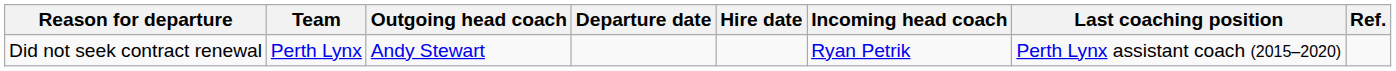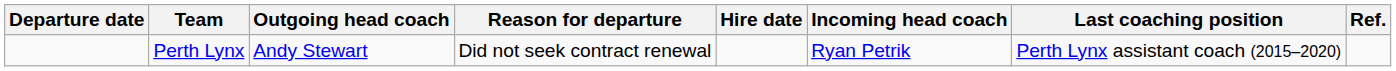columns swapped: (644, 19) <-> (135, 19)
